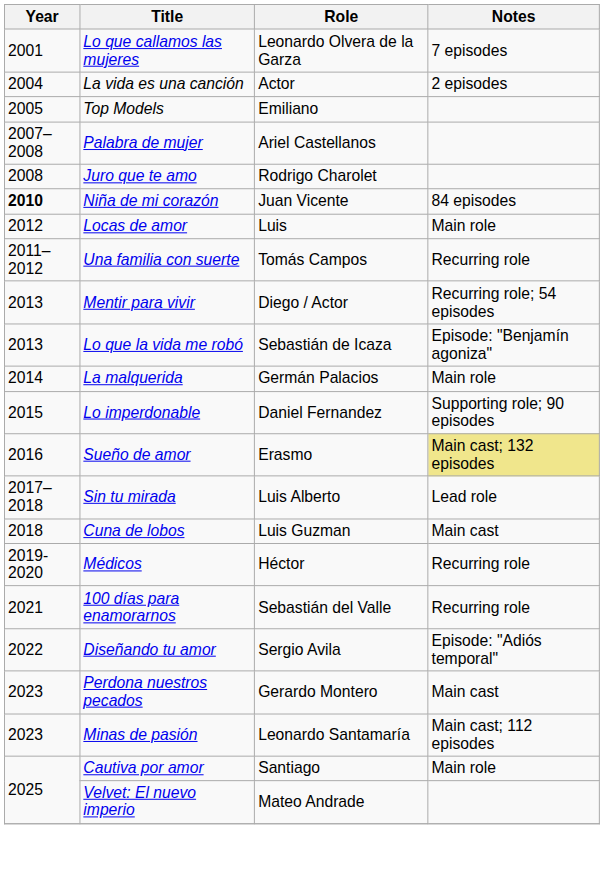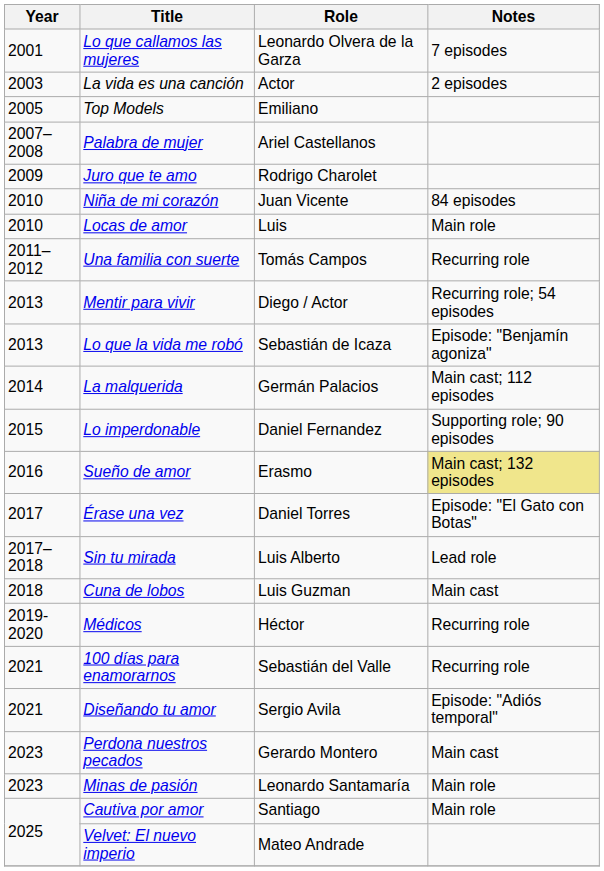(26, 84) 2004 -> (26, 84) 2003
(26, 176) 2008 -> (26, 176) 2009
(26, 201) bold -> (26, 201) normal
(26, 226) 2012 -> (26, 226) 2010
(464, 378) Main role -> (482, 387) Main cast; 112 episodes
+ row: (133, 515)
(26, 649) 2022 -> (26, 709) 2021
(482, 734) Main cast; 112 episodes -> (463, 786) Main role
